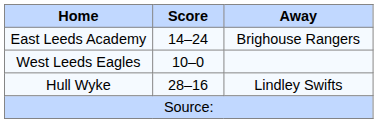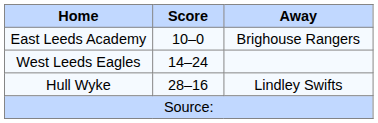(188, 39) 14–24 -> (188, 39) 10–0
(188, 61) 10–0 -> (188, 61) 14–24
